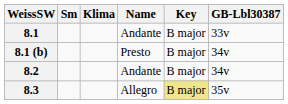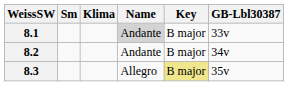(141, 33) no background -> (141, 33) lightgrey background
- row: (31, 52)
